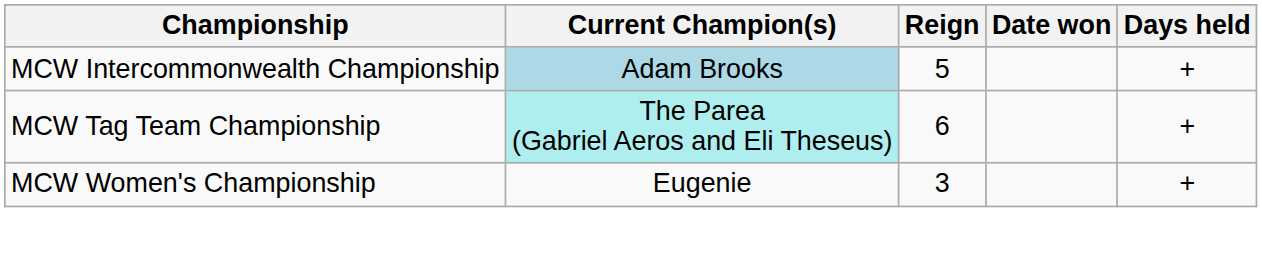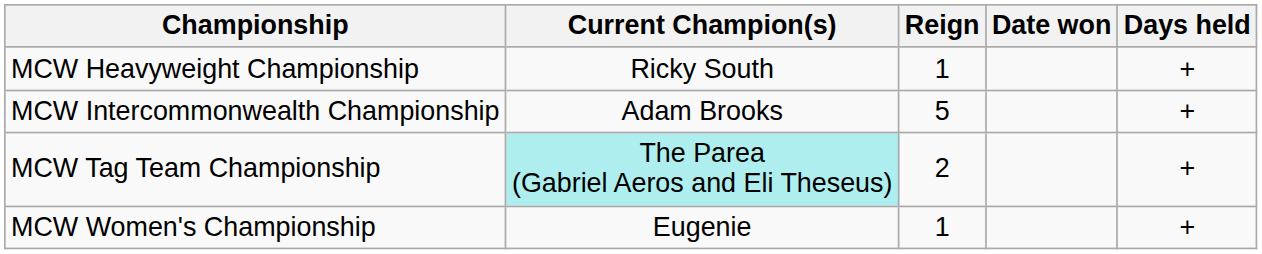+ row: (215, 68)
(702, 68) lightblue background -> (702, 111) no background
(942, 126) 6 -> (942, 168) 2
(942, 183) 3 -> (942, 226) 1
